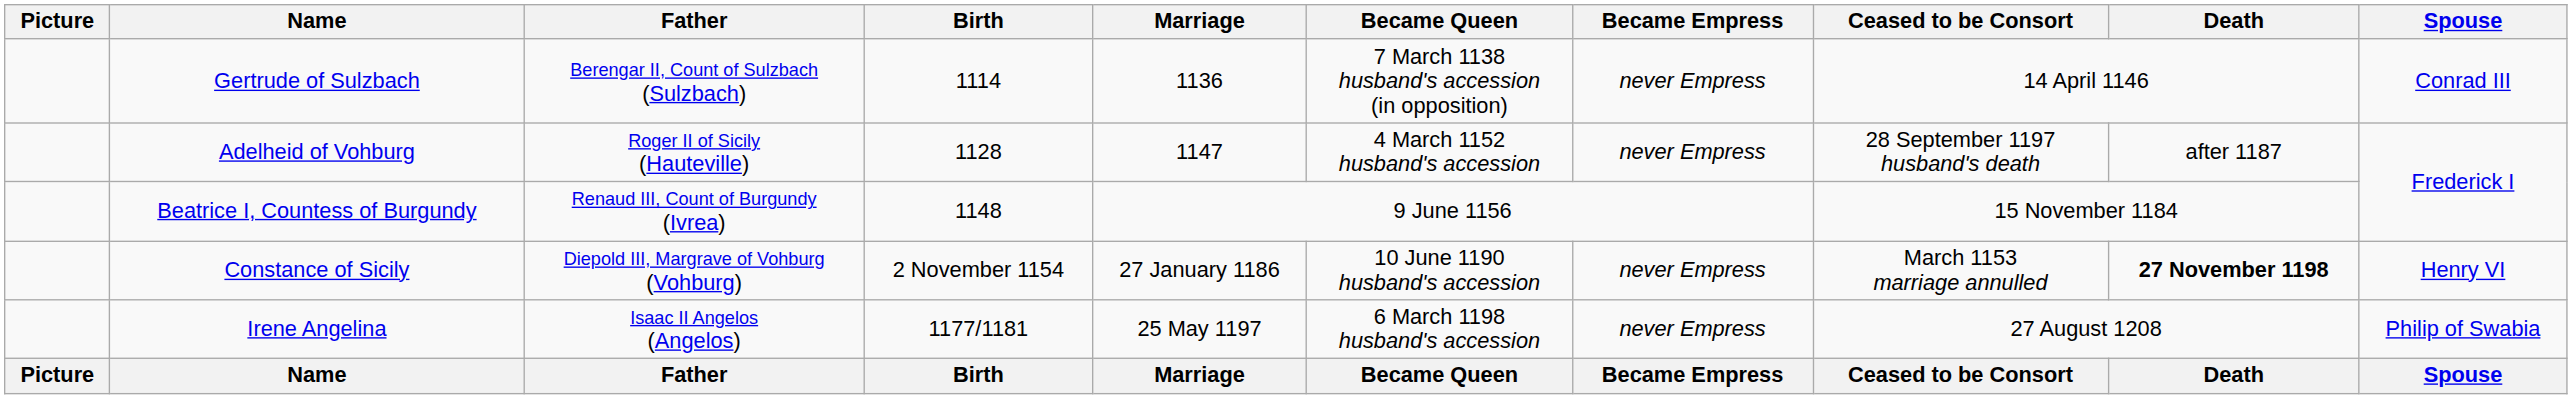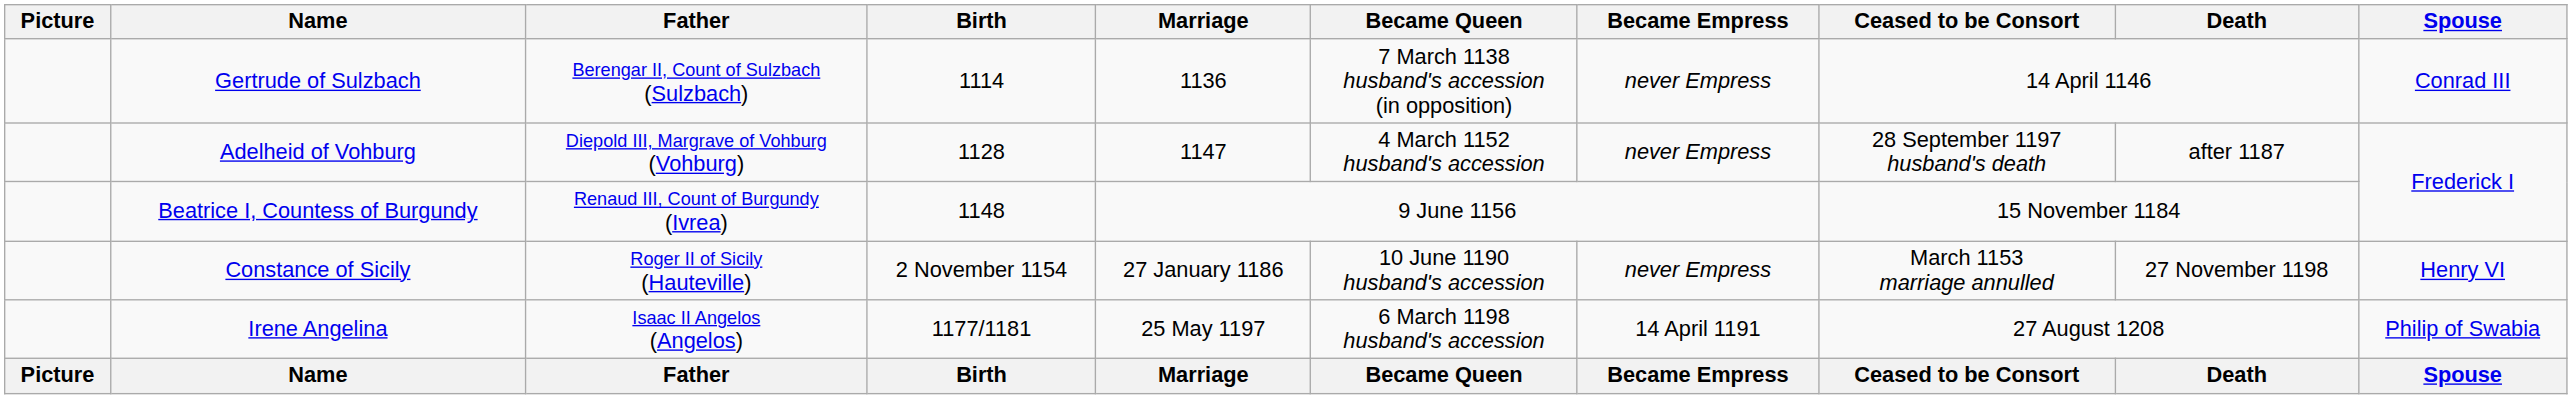(694, 153) Roger II of Sicily (Hauteville) -> (696, 153) Diepold III, Margrave of Vohburg (Vohburg)
(694, 271) Diepold III, Margrave of Vohburg (Vohburg) -> (696, 271) Roger II of Sicily (Hauteville)
(2234, 269) bold -> (2237, 269) normal
(1693, 328) never Empress -> (1698, 328) 14 April 1191
